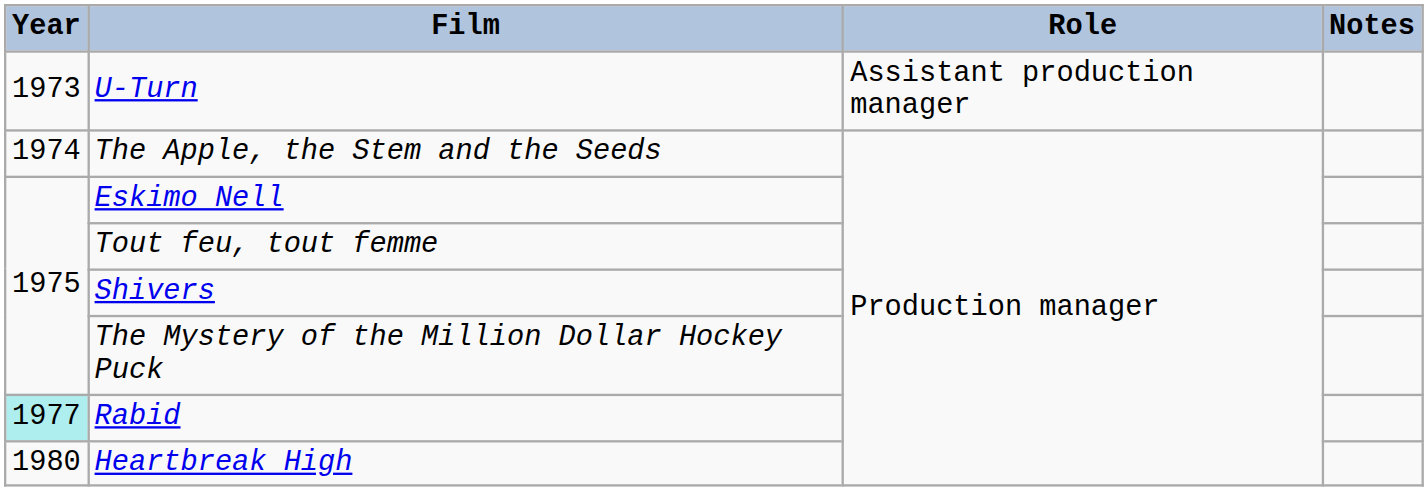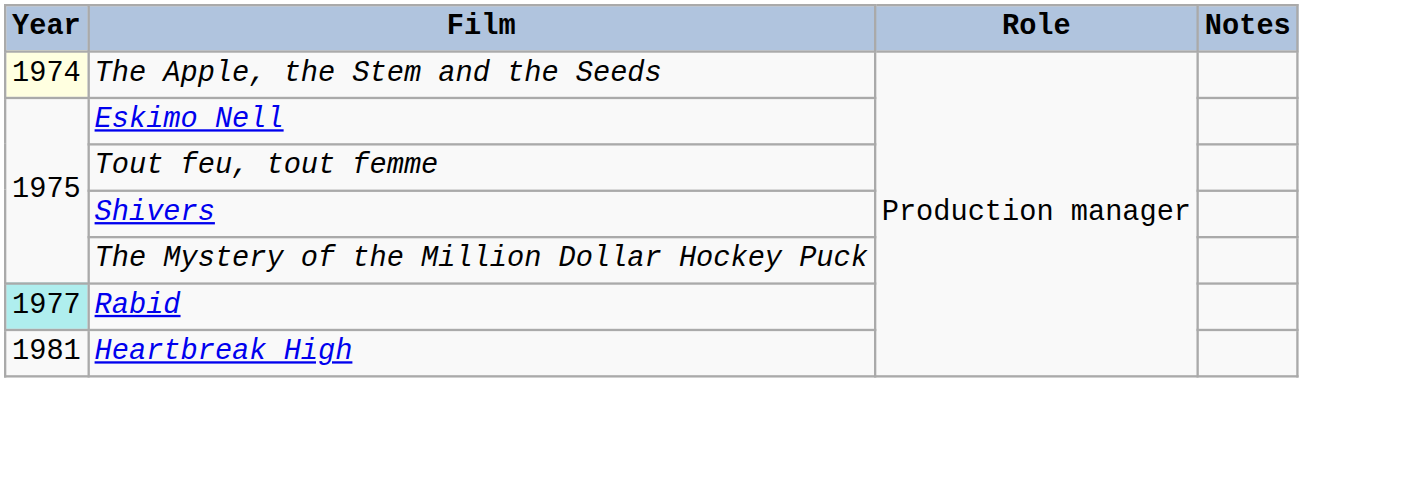- row: (146, 91)
(46, 154) no background -> (46, 75) lightyellow background
(46, 464) 1980 -> (46, 352) 1981
